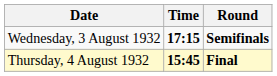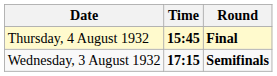rows swapped: (84, 37) <-> (78, 60)
